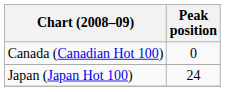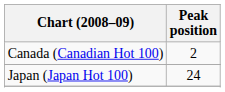(193, 53) 0 -> (193, 53) 2
